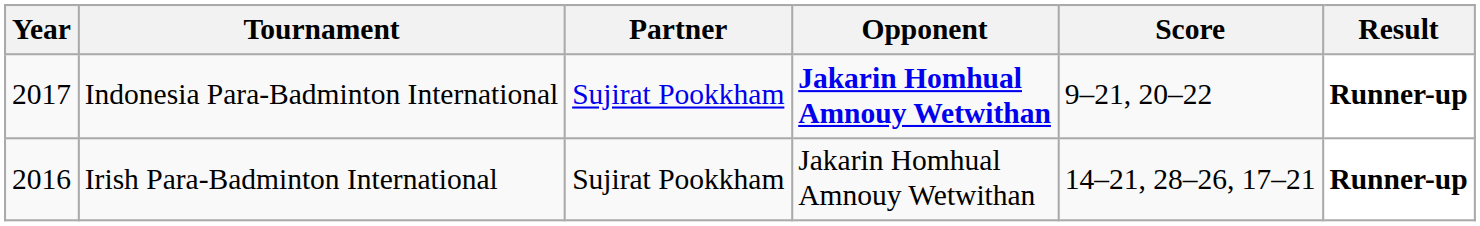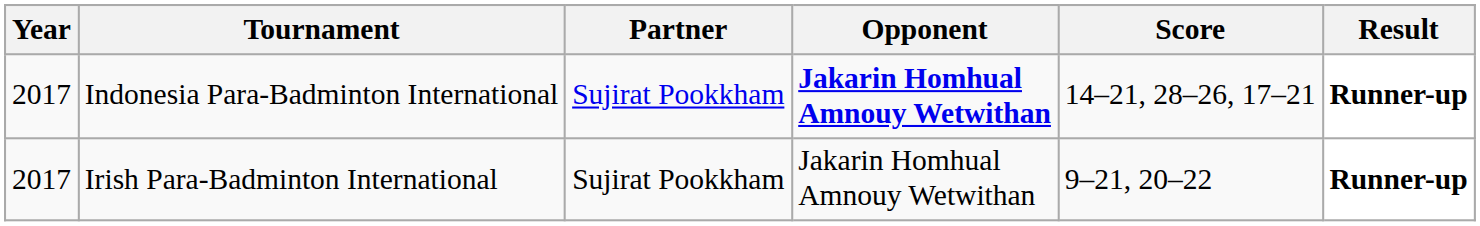(1139, 95) 9–21, 20–22 -> (1190, 95) 14–21, 28–26, 17–21
(41, 178) 2016 -> (41, 178) 2017
(1190, 178) 14–21, 28–26, 17–21 -> (1139, 178) 9–21, 20–22
